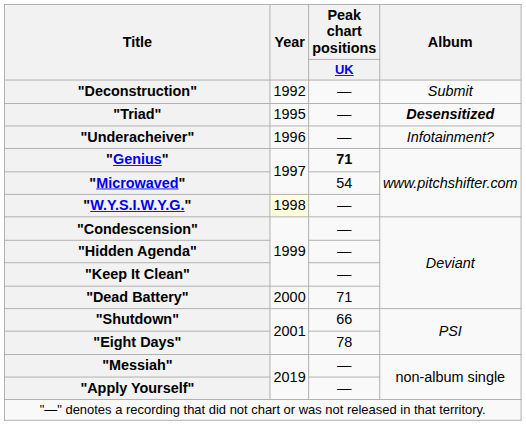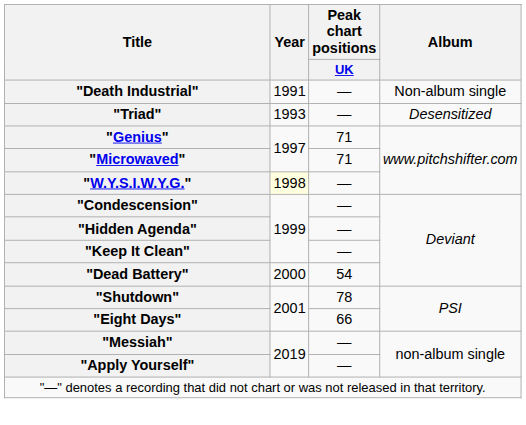+ row: (137, 91)
- row: (137, 91)
(290, 114) 1995 -> (290, 114) 1993
(450, 114) bold -> (450, 114) normal
- row: (137, 137)
(344, 160) bold -> (344, 137) normal
(344, 182) 54 -> (344, 160) 71
(344, 297) 71 -> (344, 274) 54
(344, 320) 66 -> (344, 297) 78
(344, 342) 78 -> (344, 320) 66
